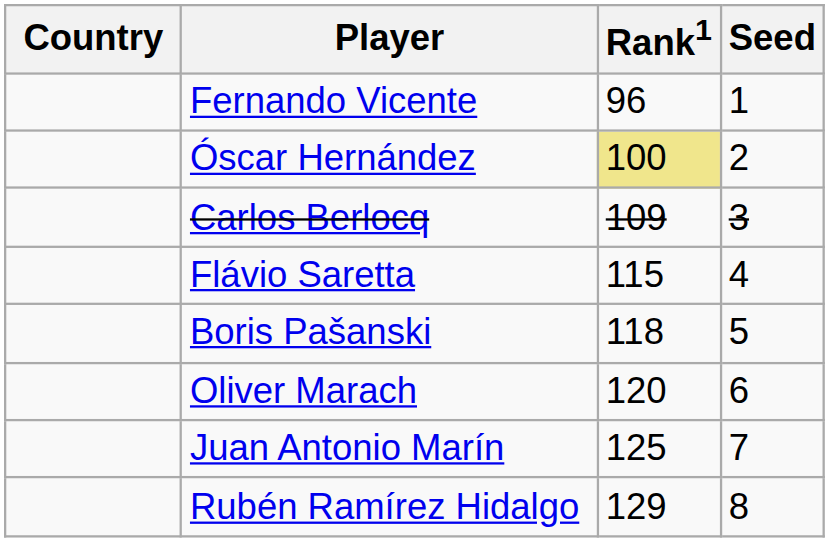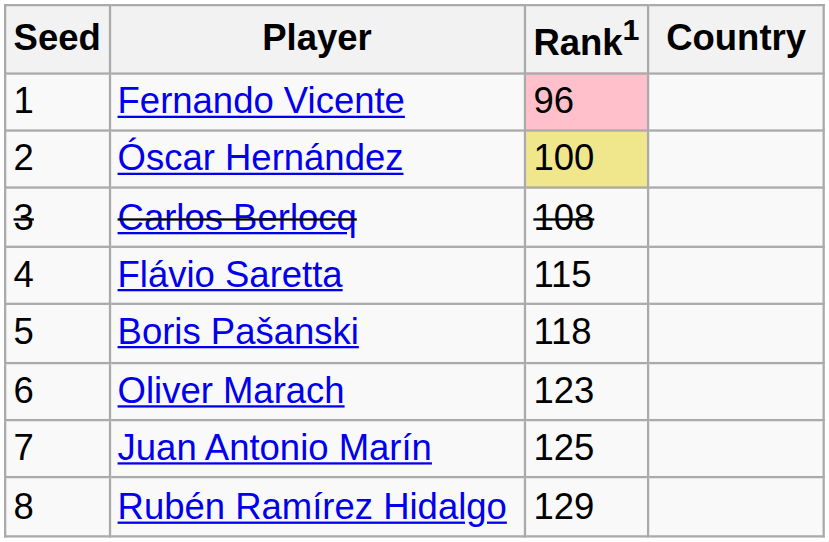columns swapped: (93, 38) <-> (772, 38)
(626, 101) no background -> (554, 101) pink background
(636, 216) 109 -> (564, 216) 108
(636, 390) 120 -> (564, 390) 123
